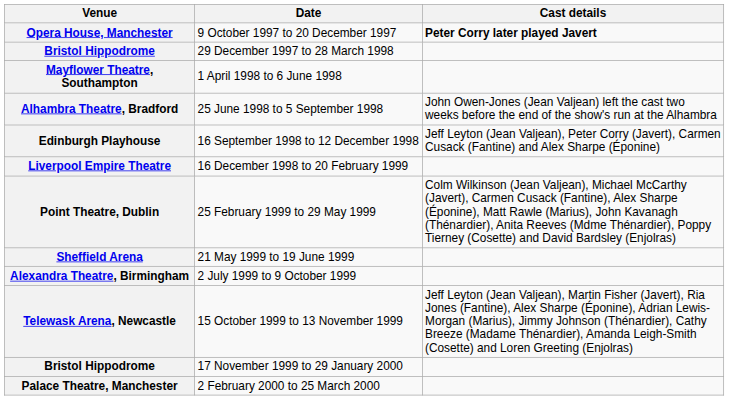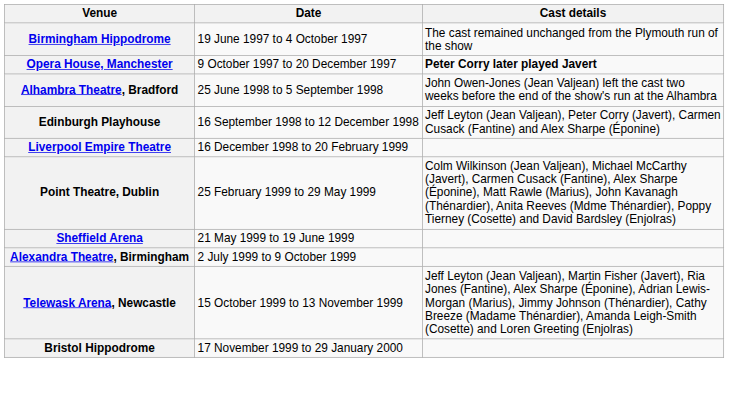+ row: (100, 39)
- row: (100, 51)
- row: (100, 76)
- row: (100, 385)
